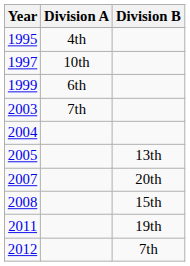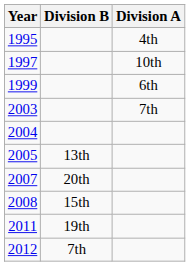columns swapped: (77, 16) <-> (148, 16)
